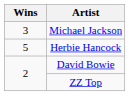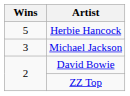rows swapped: (86, 47) <-> (86, 30)
